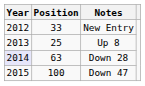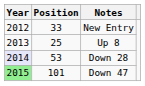(56, 58) 63 -> (56, 58) 53
(18, 73) no background -> (18, 73) lightgreen background
(56, 73) 100 -> (56, 73) 101
